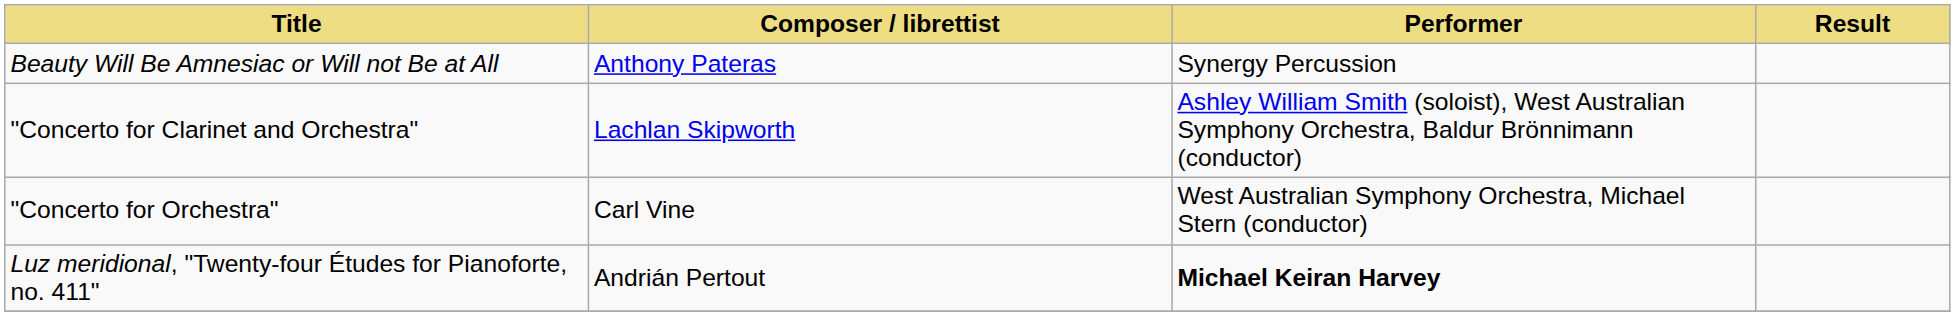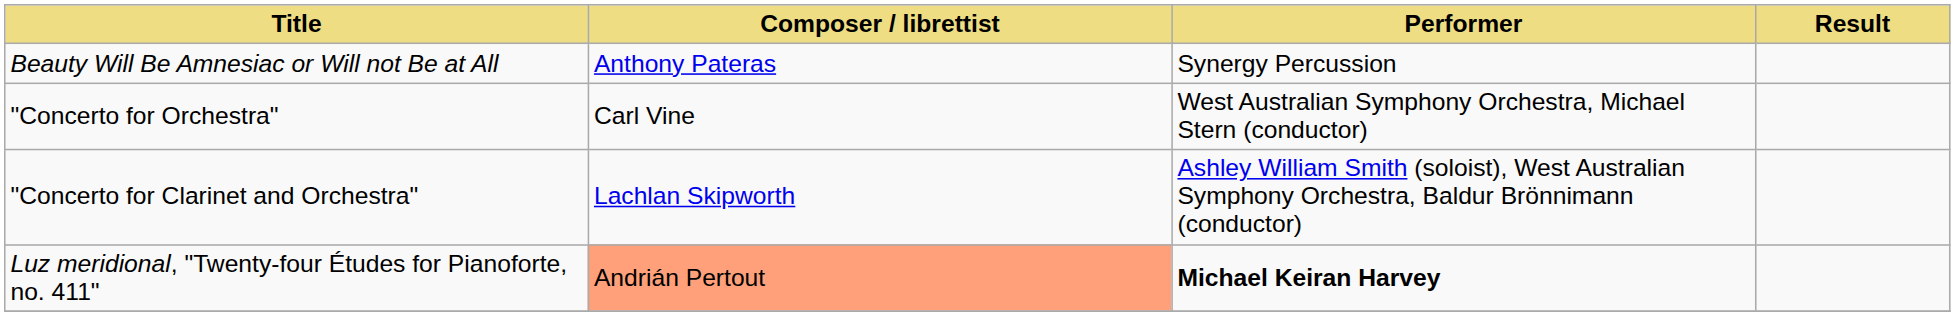rows swapped: (214, 129) <-> (145, 210)
(680, 277) no background -> (680, 277) lightsalmon background
